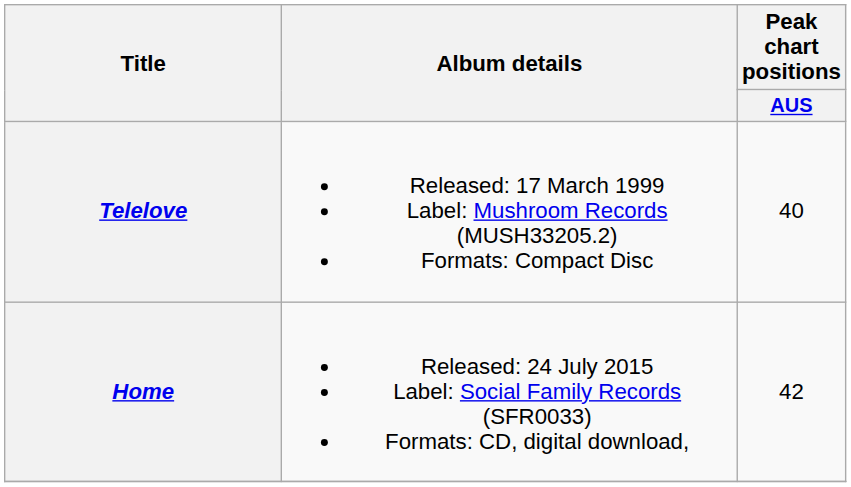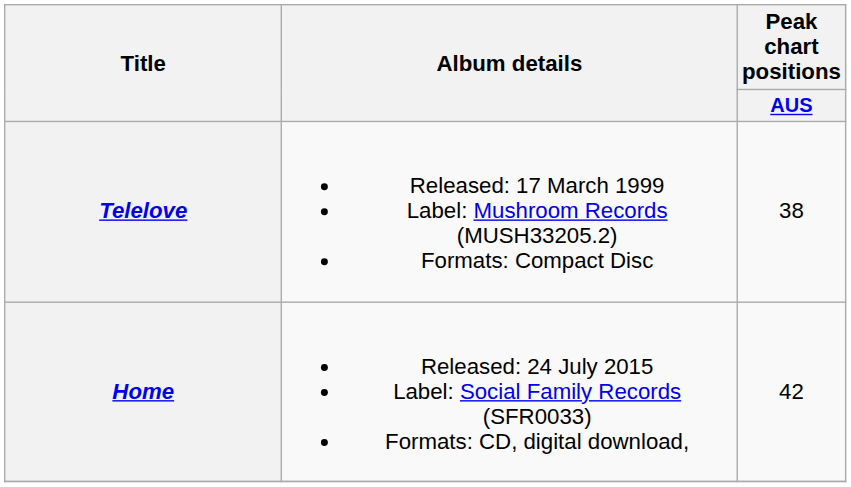(791, 211) 40 -> (791, 211) 38
